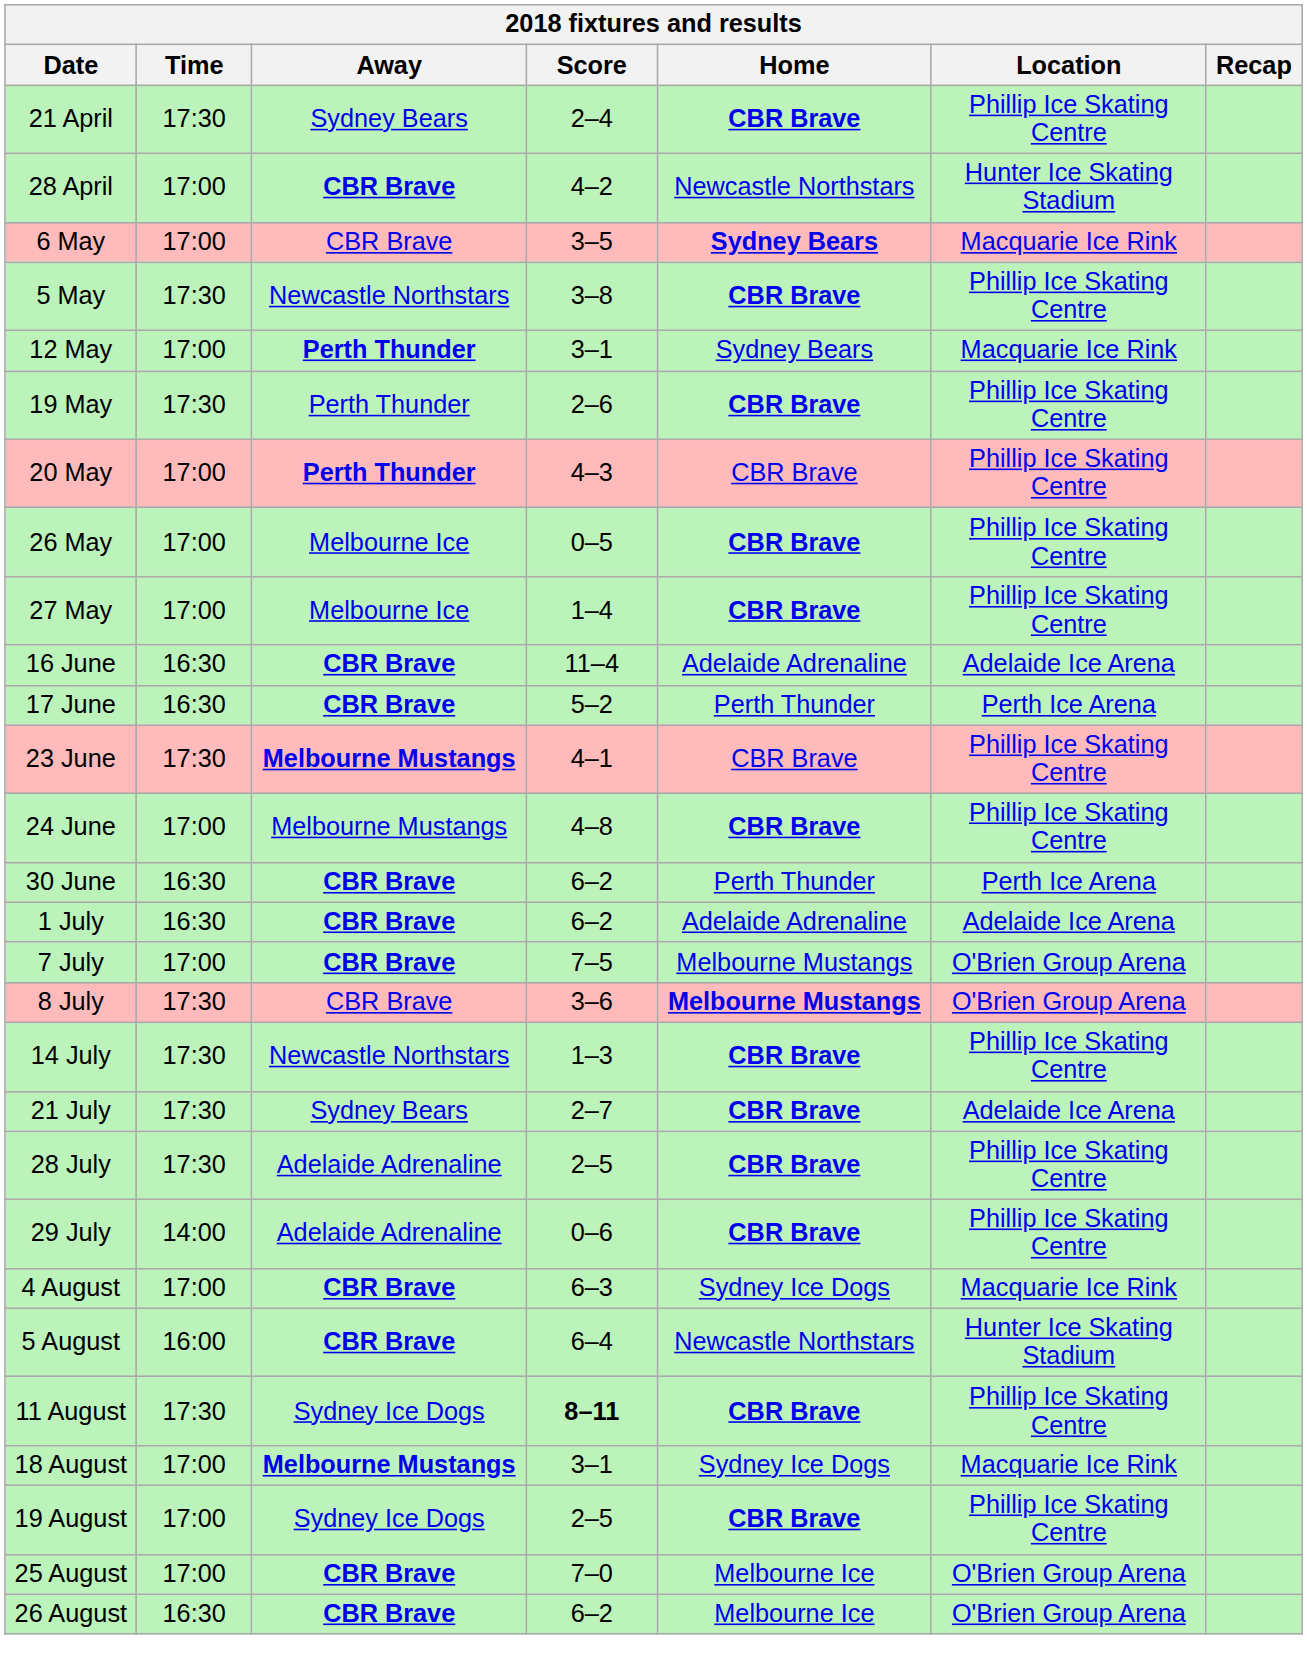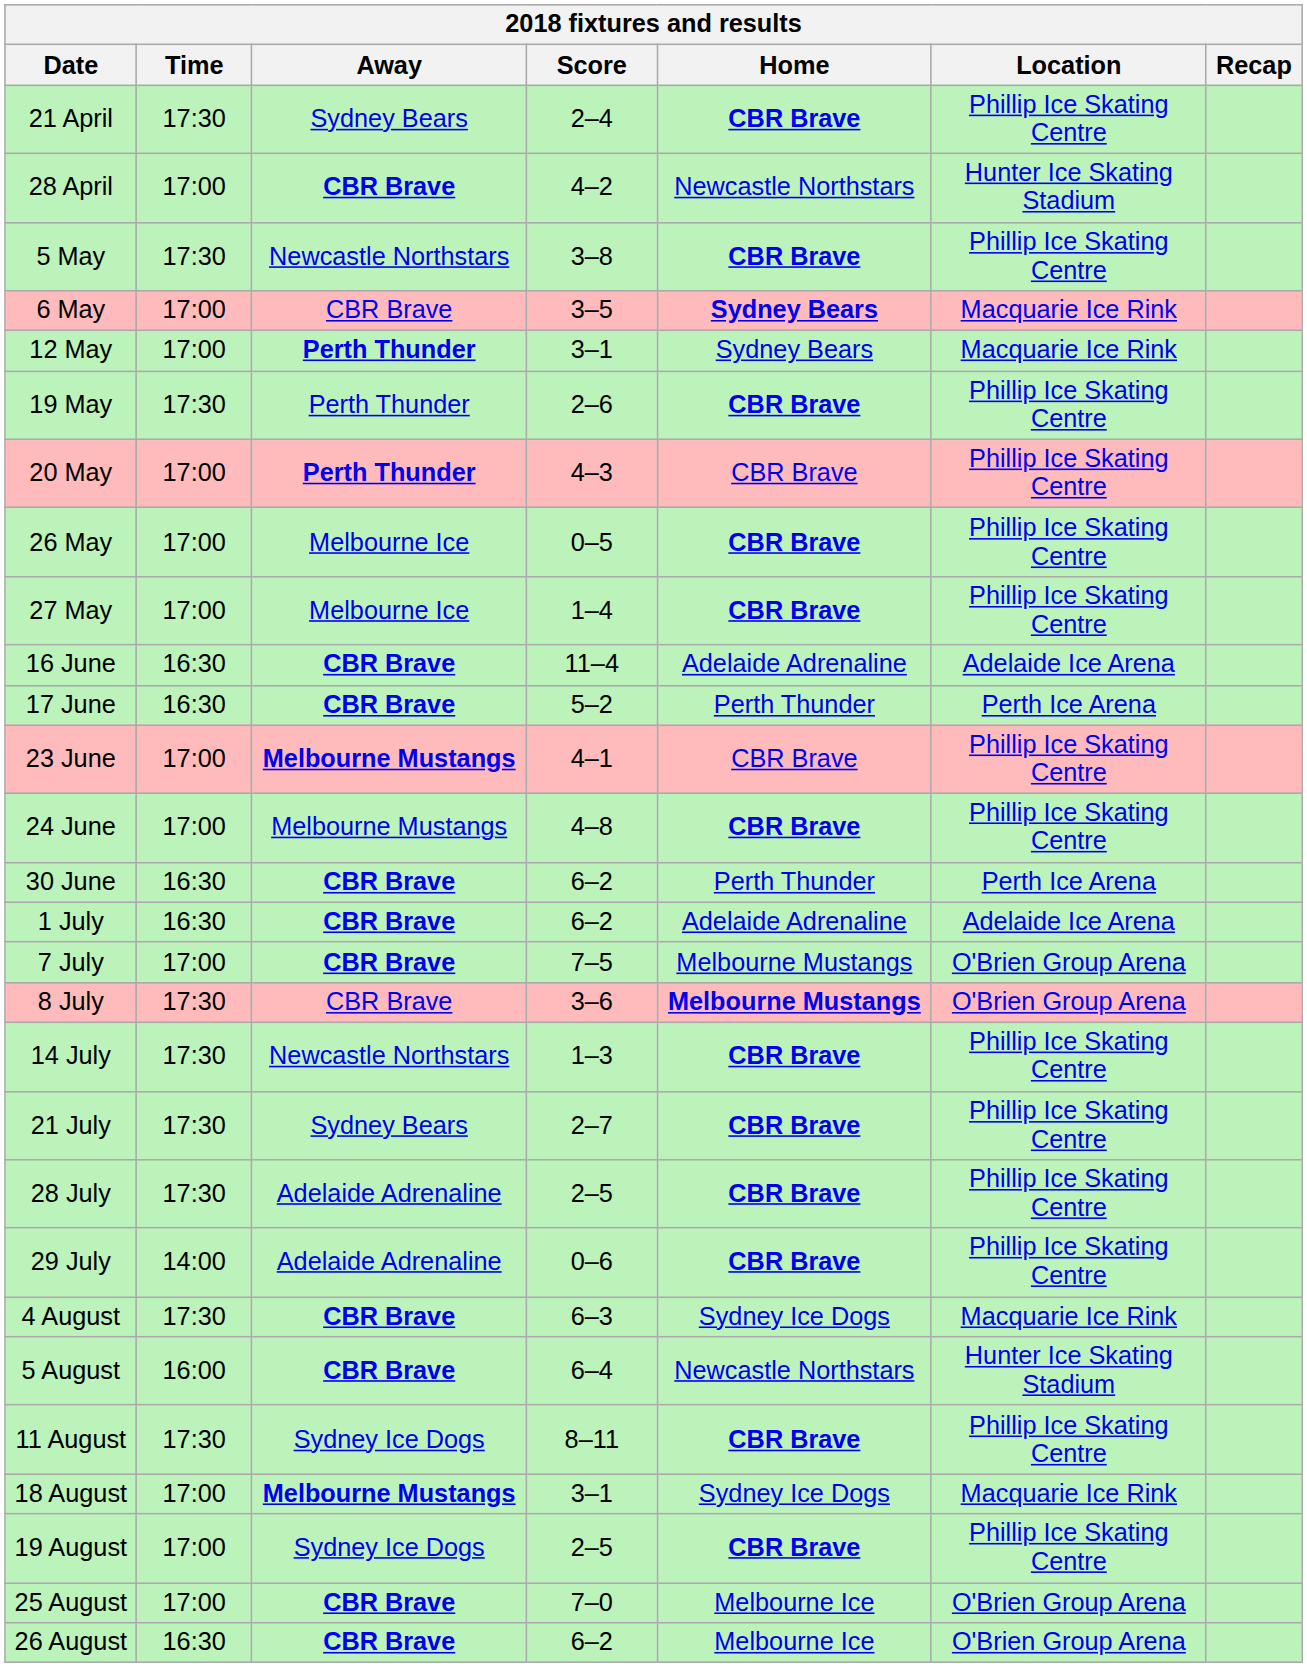rows swapped: (71, 296) <-> (71, 241)
(194, 759) 17:30 -> (194, 759) 17:00
(1069, 1110) Adelaide Ice Arena -> (1069, 1125) Phillip Ice Skating Centre
(194, 1287) 17:00 -> (194, 1316) 17:30
(592, 1410) bold -> (592, 1439) normal
